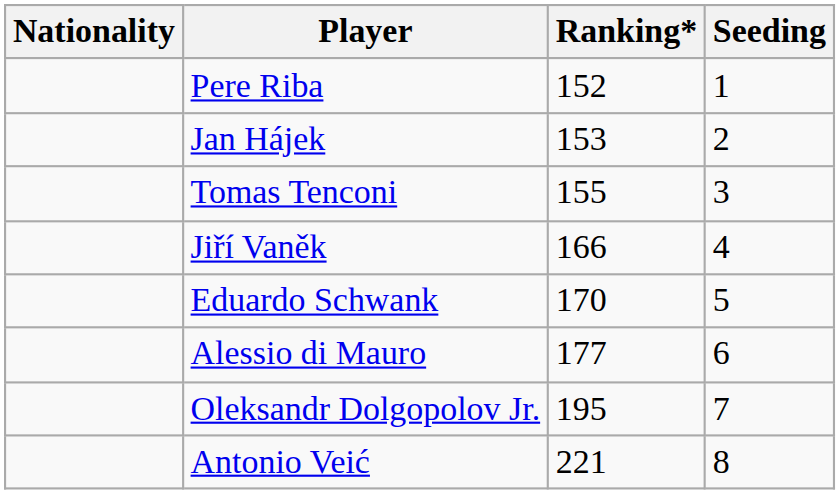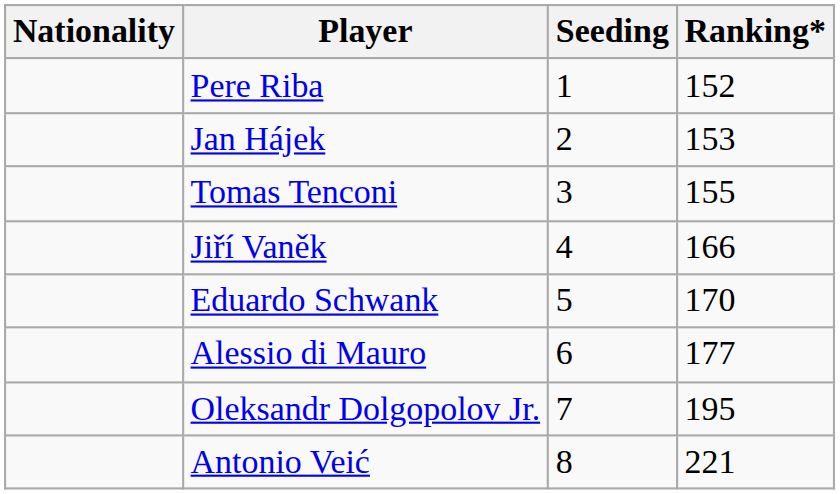columns swapped: (626, 31) <-> (769, 31)
